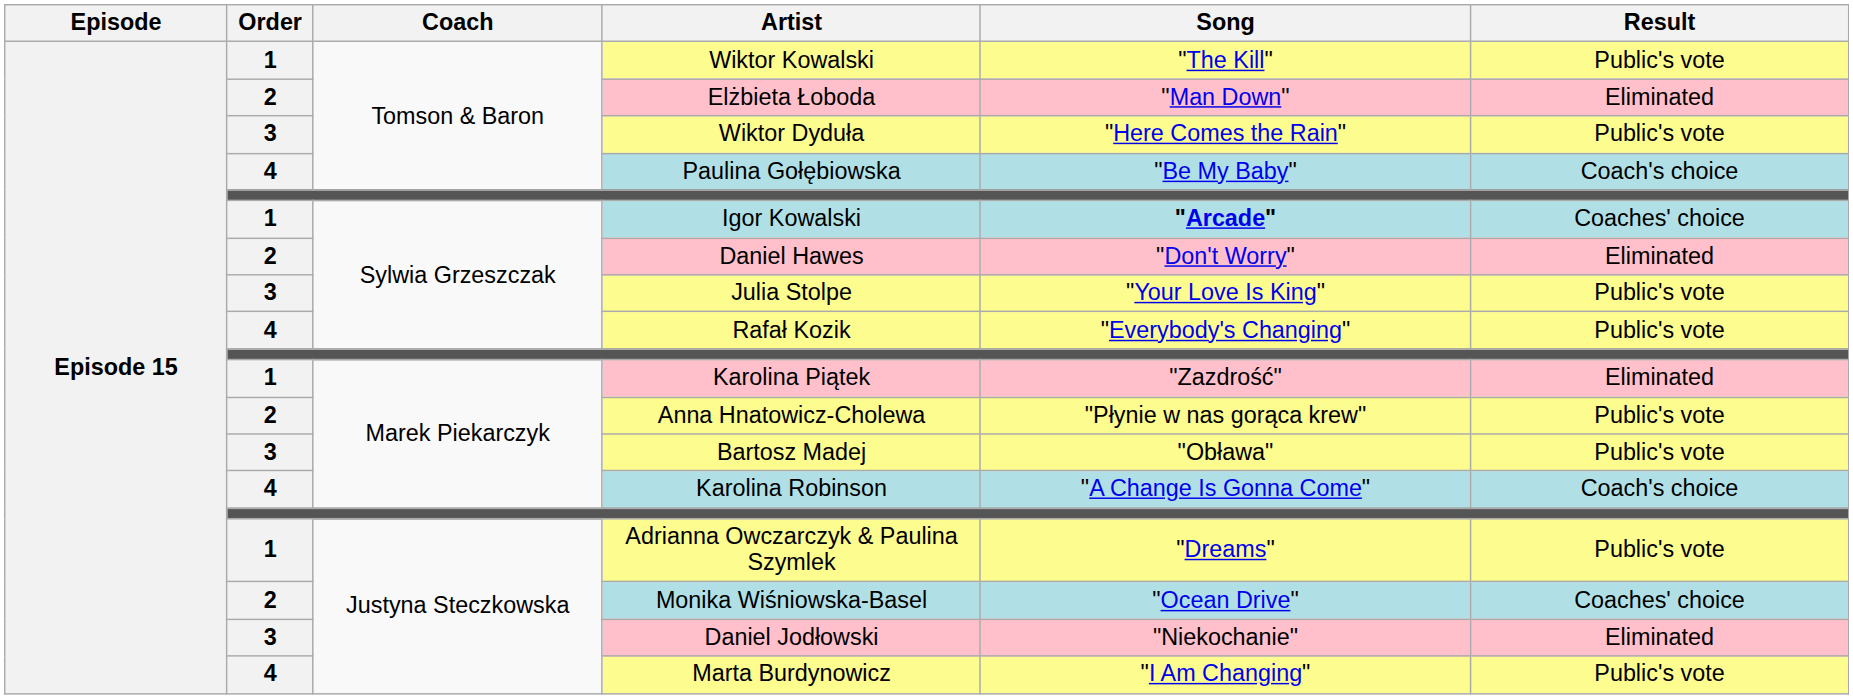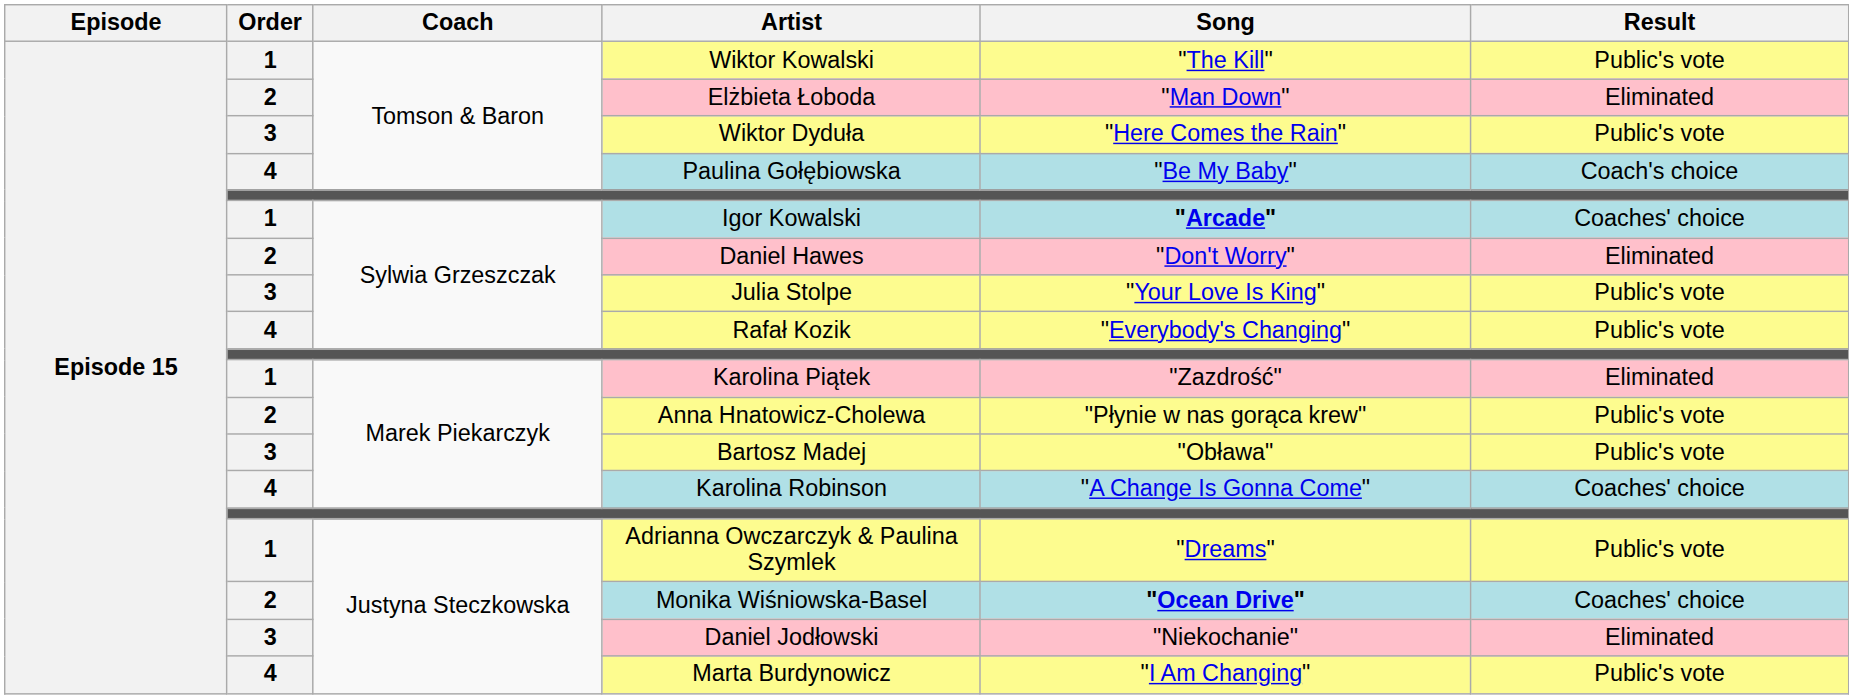(1660, 489) Coach's choice -> (1660, 489) Coaches' choice
(1226, 600) normal -> (1226, 600) bold
